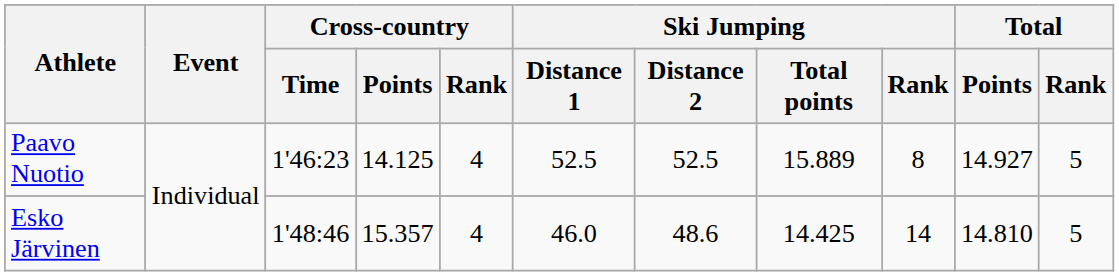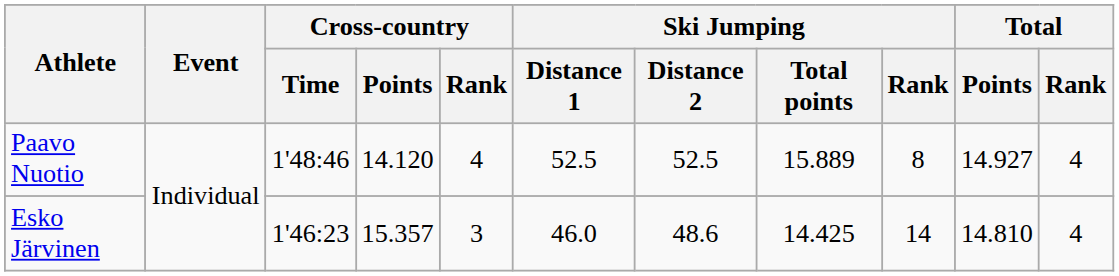(311, 159) 1'46:23 -> (311, 159) 1'48:46
(398, 159) 14.125 -> (398, 159) 14.120
(1076, 159) 5 -> (1076, 159) 4
(311, 233) 1'48:46 -> (311, 233) 1'46:23
(476, 233) 4 -> (476, 233) 3
(1076, 233) 5 -> (1076, 233) 4
